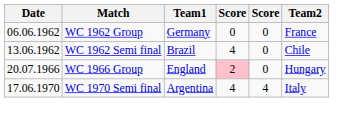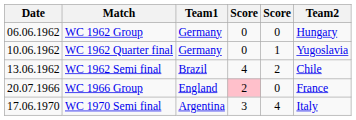(301, 32) France -> (317, 32) Hungary
+ row: (119, 50)
(266, 50) 0 -> (277, 69) 2
(305, 69) Hungary -> (312, 87) France
(232, 87) 4 -> (244, 106) 3
